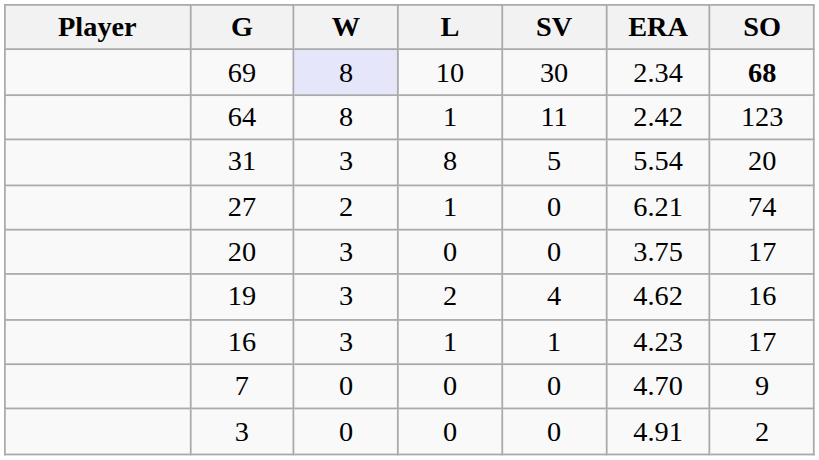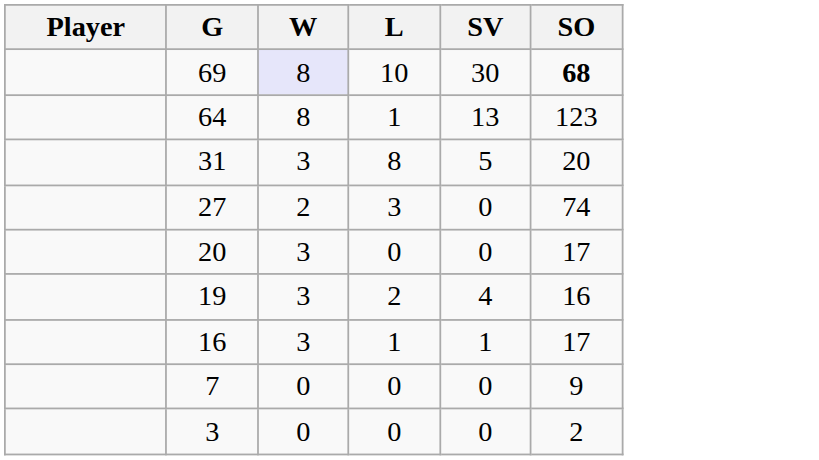- column: (658, 26)
(554, 116) 11 -> (485, 116) 13
(450, 206) 1 -> (394, 206) 3
